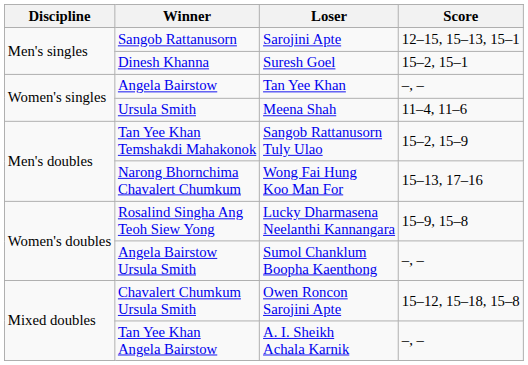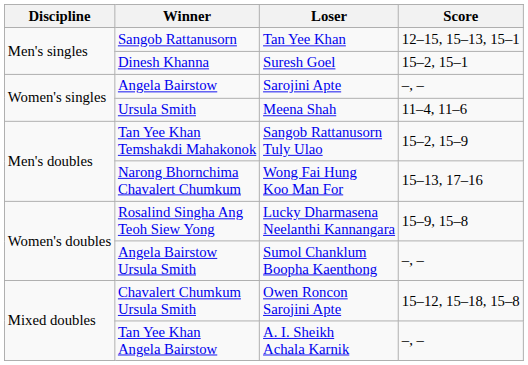(302, 39) Sarojini Apte -> (304, 39) Tan Yee Khan
(304, 86) Tan Yee Khan -> (302, 86) Sarojini Apte
